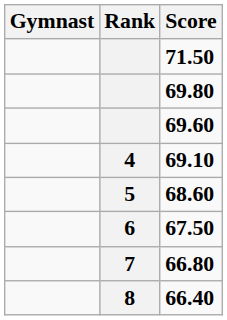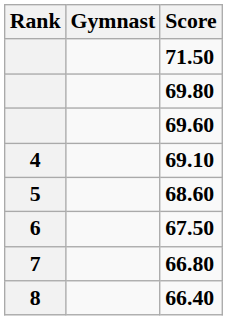columns swapped: (130, 21) <-> (52, 21)
